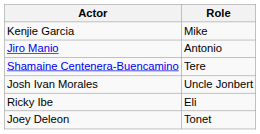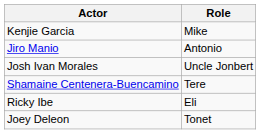rows swapped: (93, 66) <-> (52, 84)
